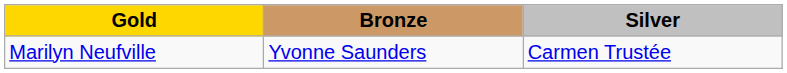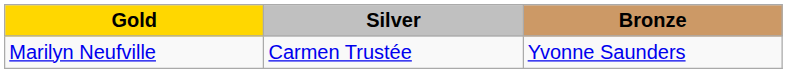columns swapped: (653, 20) <-> (393, 20)
